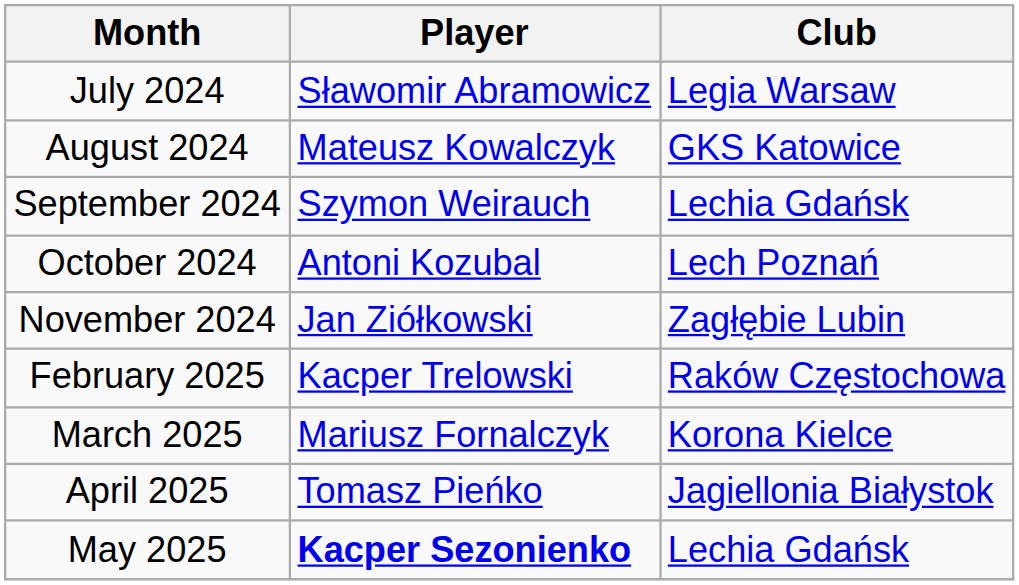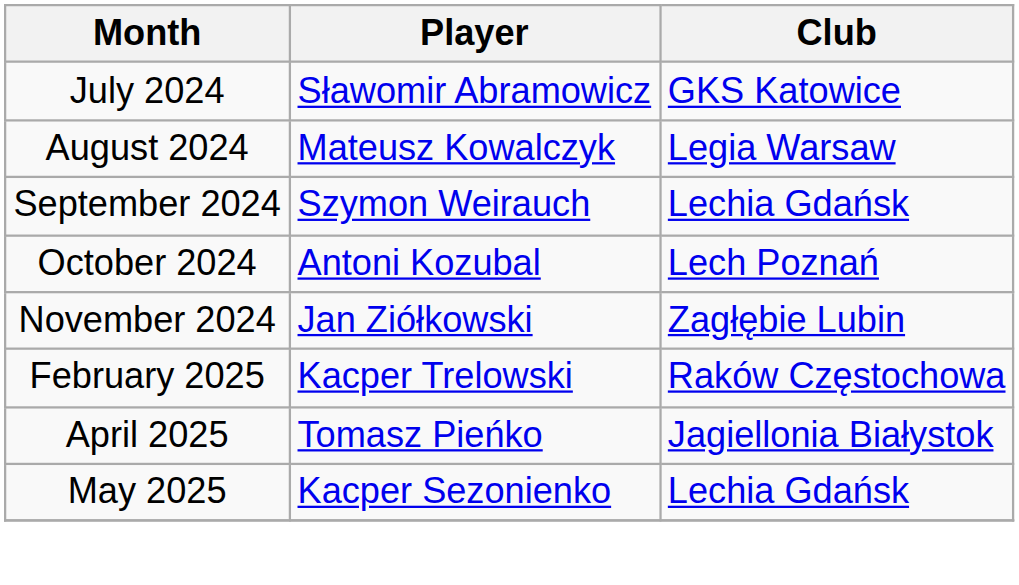(782, 90) Legia Warsaw -> (784, 90) GKS Katowice
(784, 147) GKS Katowice -> (782, 147) Legia Warsaw
- row: (147, 434)
(464, 549) bold -> (454, 491) normal
